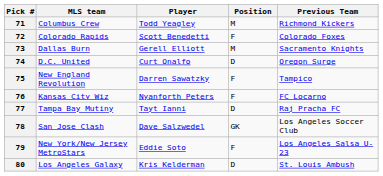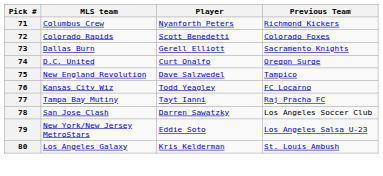- column: (253, 11)
(167, 23) Todd Yeagley -> (196, 23) Nyanforth Peters
(174, 79) Darren Sawatzky -> (192, 74) Dave Salzwedel
(176, 96) Nyanforth Peters -> (187, 87) Todd Yeagley
(172, 126) Dave Salzwedel -> (194, 112) Darren Sawatzky
